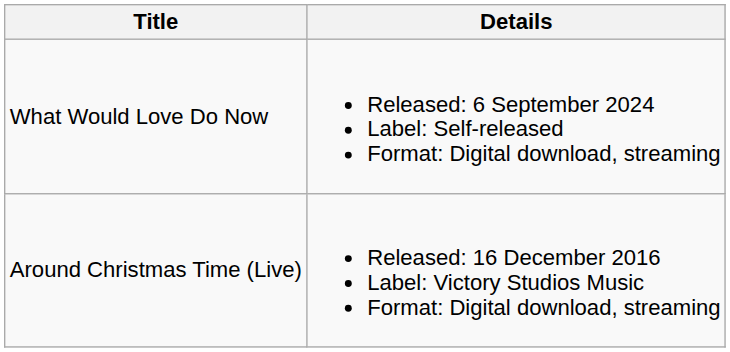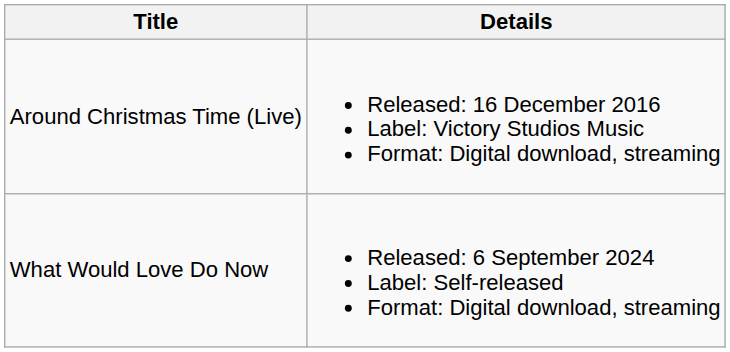rows swapped: (156, 270) <-> (139, 116)
